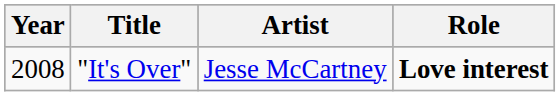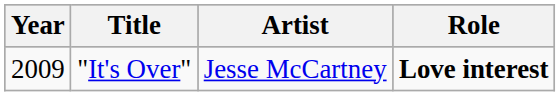(38, 68) 2008 -> (38, 68) 2009
